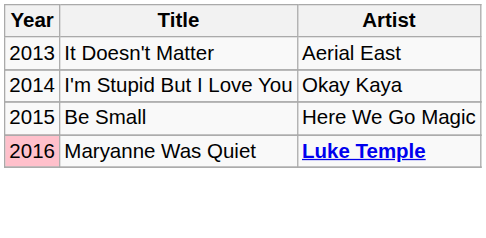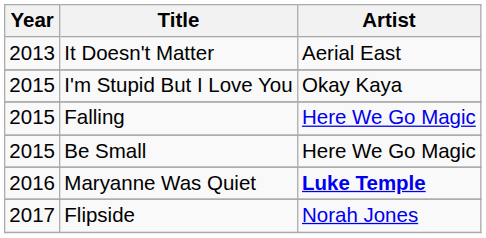(32, 85) 2014 -> (32, 85) 2015
+ row: (95, 118)
(32, 150) pink background -> (32, 183) no background
+ row: (100, 215)
